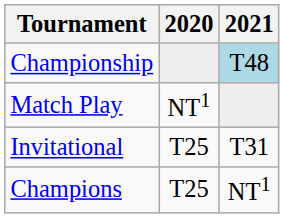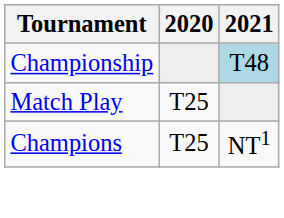(189, 104) NT1 -> (189, 101) T25
- row: (67, 147)
